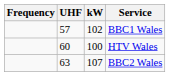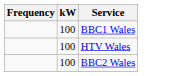- column: (71, 12)
(95, 29) 102 -> (67, 29) 100
(95, 63) 107 -> (67, 63) 100
